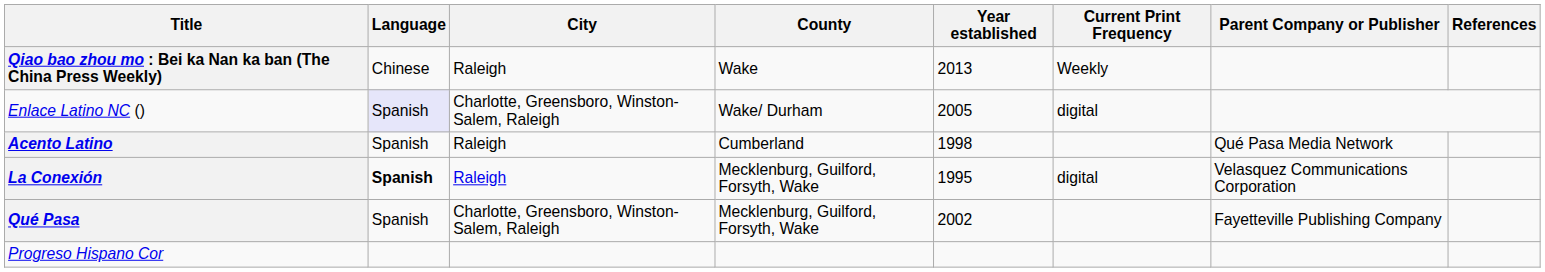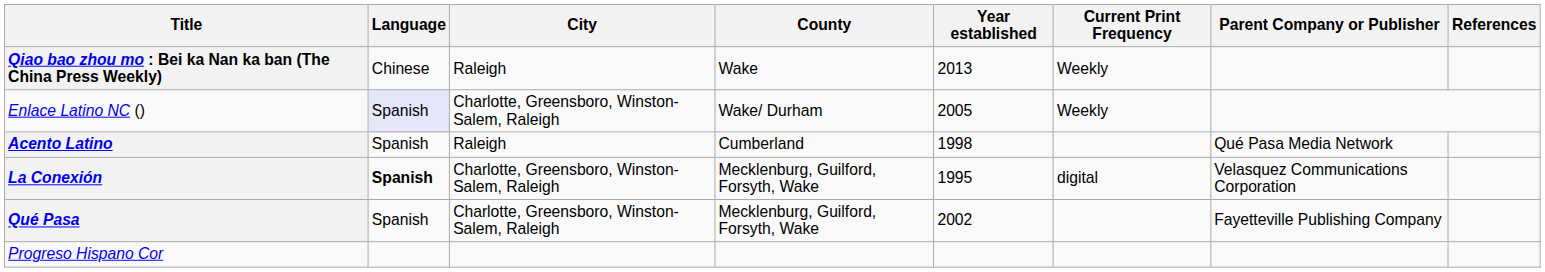(1078, 110) digital -> (1083, 110) Weekly
(480, 178) Raleigh -> (566, 178) Charlotte, Greensboro, Winston-Salem, Raleigh
